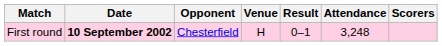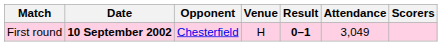(301, 31) normal -> (301, 31) bold
(355, 31) 3,248 -> (355, 31) 3,049
